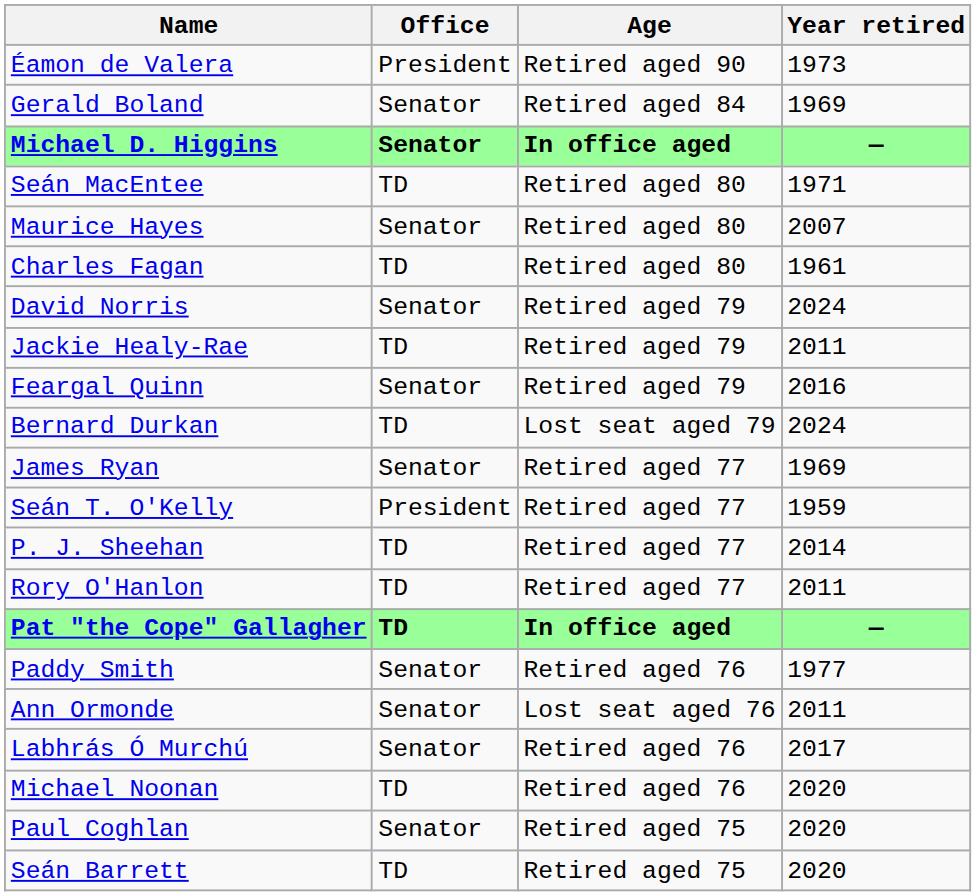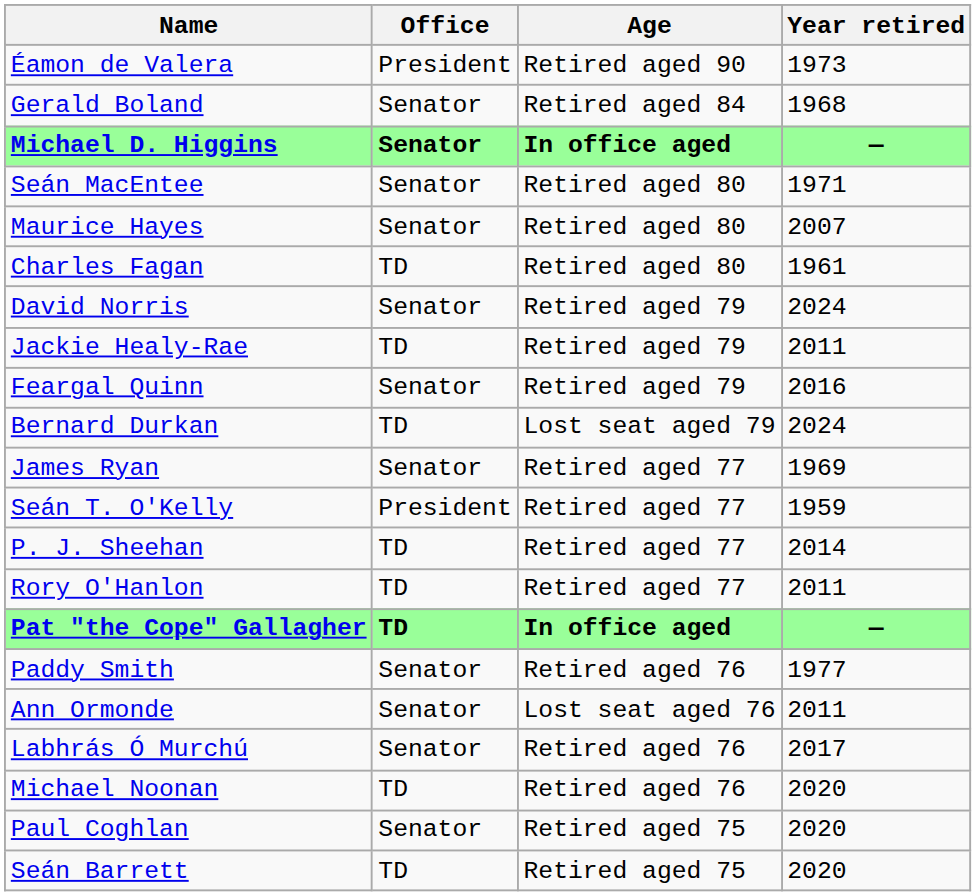(817, 106) 1969 -> (817, 106) 1968
(393, 186) TD -> (430, 186) Senator
